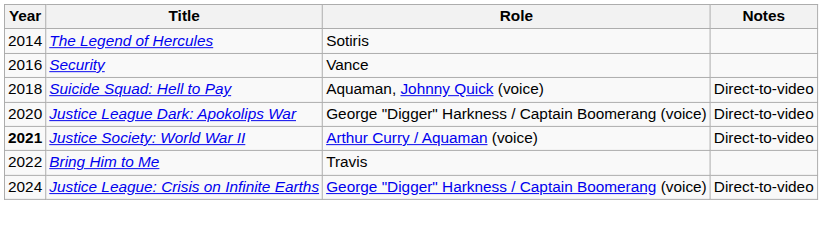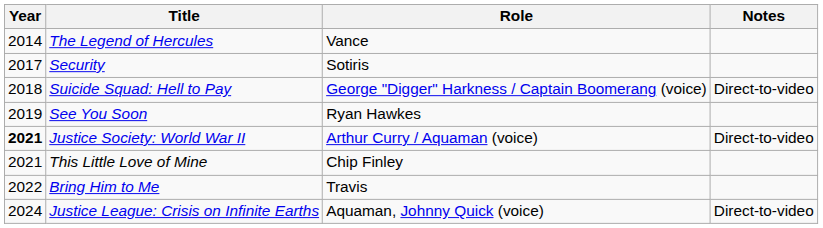(347, 41) Sotiris -> (347, 41) Vance
(25, 65) 2016 -> (25, 65) 2017
(347, 65) Vance -> (347, 65) Sotiris
(435, 89) Aquaman, Johnny Quick (voice) -> (516, 89) George "Digger" Harkness / Captain Boomerang (voice)
+ row: (98, 114)
- row: (173, 114)
+ row: (128, 162)
(516, 187) George "Digger" Harkness / Captain Boomerang (voice) -> (435, 211) Aquaman, Johnny Quick (voice)
